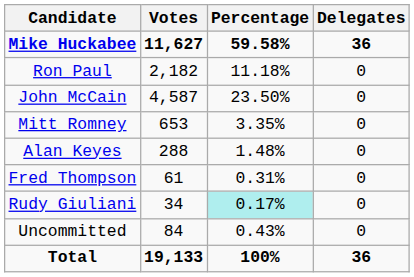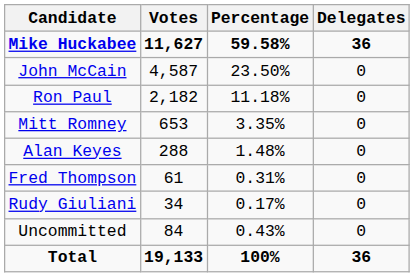rows swapped: (72, 98) <-> (72, 71)
(260, 205) paleturquoise background -> (260, 205) no background
